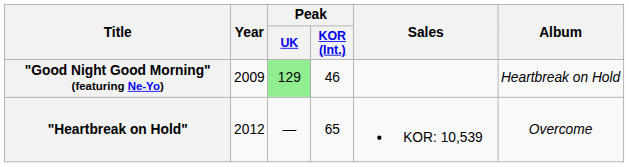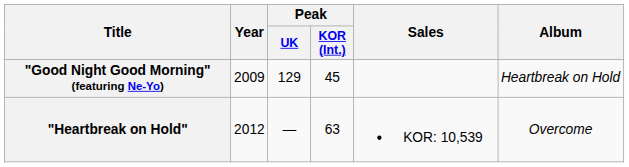(289, 78) lightgreen background -> (289, 78) no background
(332, 78) 46 -> (332, 78) 45
(332, 129) 65 -> (332, 129) 63
